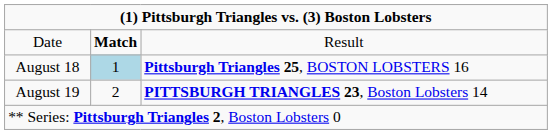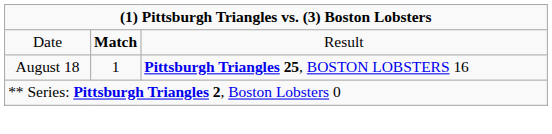(116, 66) lightblue background -> (116, 66) no background
- row: (48, 91)
